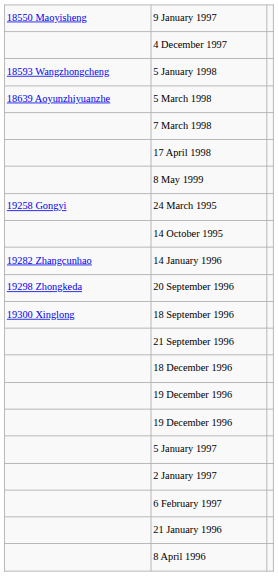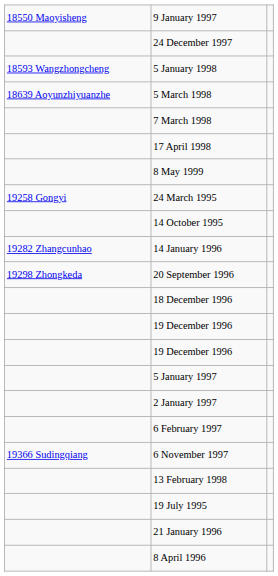- row: (78, 45)
+ row: (78, 43)
- row: (41, 314)
- row: (78, 342)
+ row: (47, 455)
+ row: (78, 481)
+ row: (78, 507)
